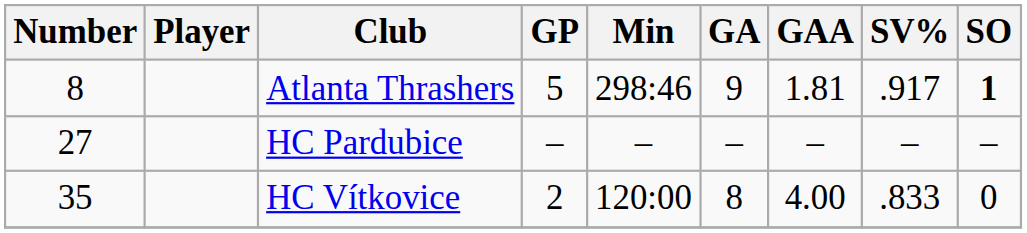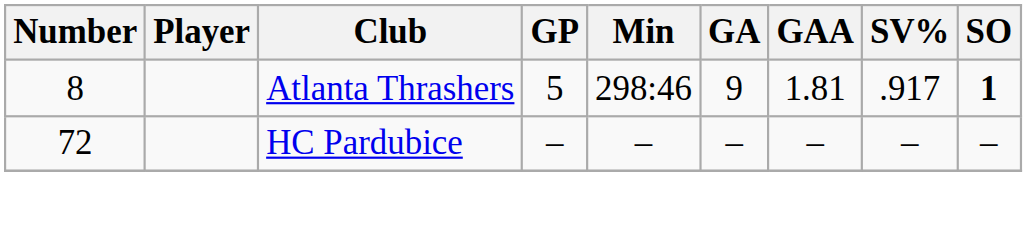(75, 142) 27 -> (75, 142) 72
- row: (363, 198)
